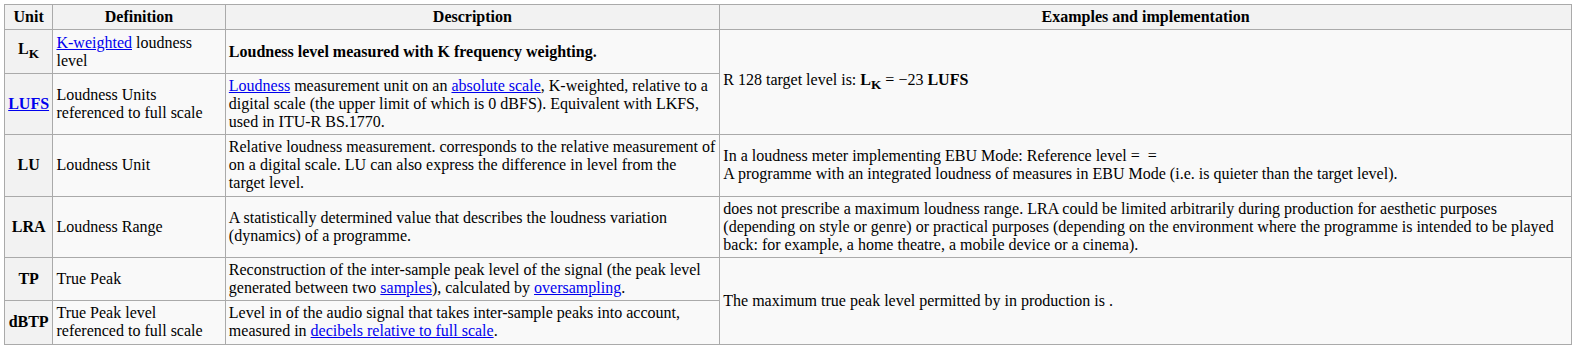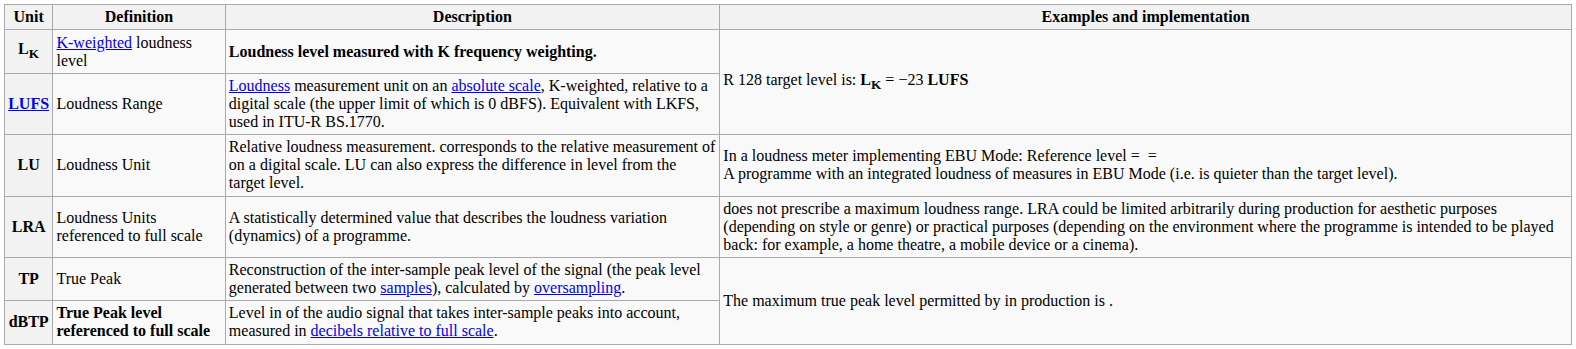(130, 103) Loudness Units referenced to full scale -> (110, 103) Loudness Range
(110, 226) Loudness Range -> (130, 226) Loudness Units referenced to full scale
(130, 322) normal -> (133, 322) bold
